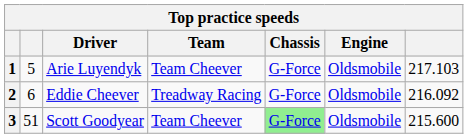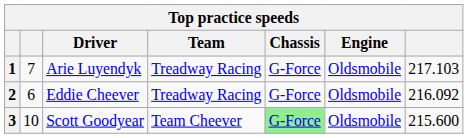(31, 69) 5 -> (31, 69) 7
(196, 69) Team Cheever -> (206, 69) Treadway Racing
(31, 120) 51 -> (31, 120) 10
